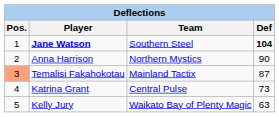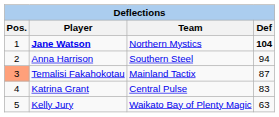(161, 43) Southern Steel -> (165, 43) Northern Mystics
(165, 58) Northern Mystics -> (161, 58) Southern Steel
(264, 58) 90 -> (264, 58) 94
(264, 89) 73 -> (264, 89) 83
